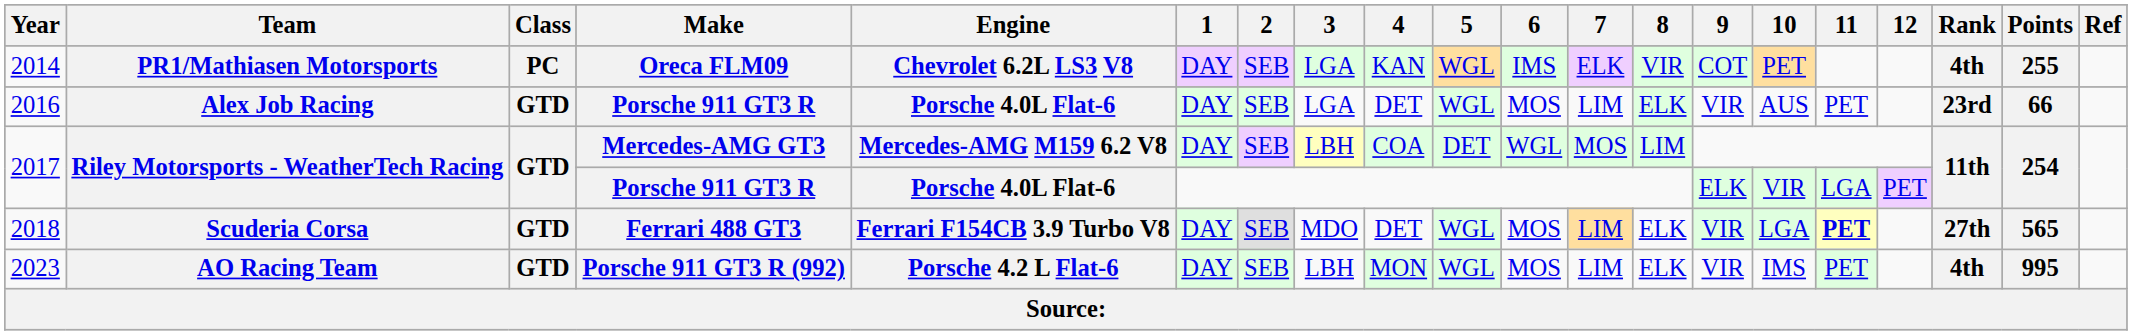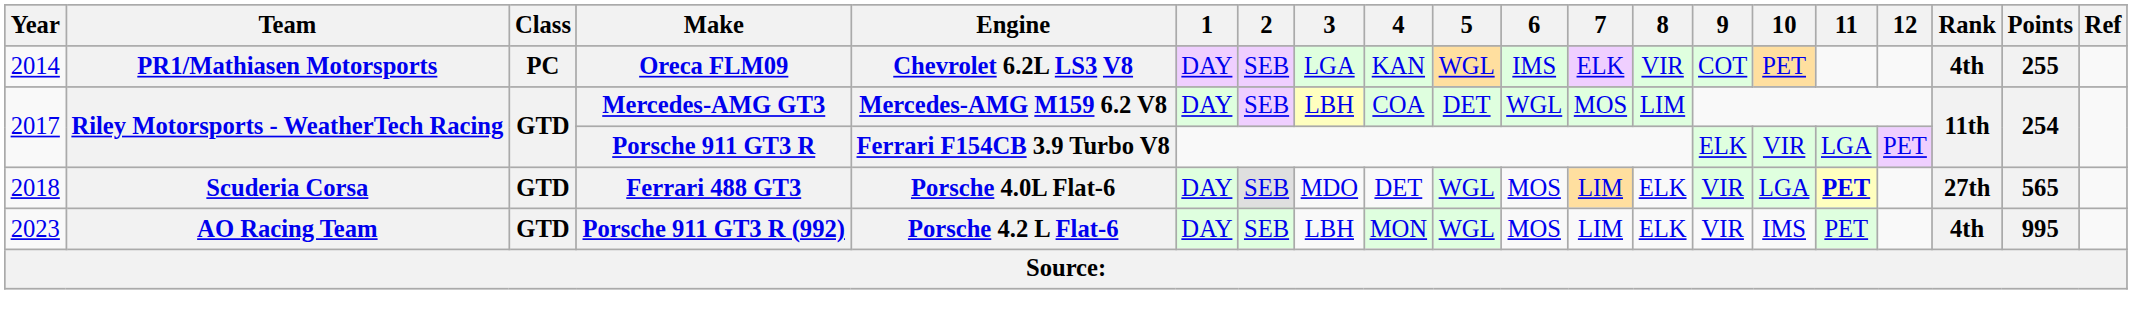- row: (35, 106)
(1013, 187) Porsche 4.0L Flat-6 -> (1013, 147) Ferrari F154CB 3.9 Turbo V8
(1013, 228) Ferrari F154CB 3.9 Turbo V8 -> (1013, 187) Porsche 4.0L Flat-6
